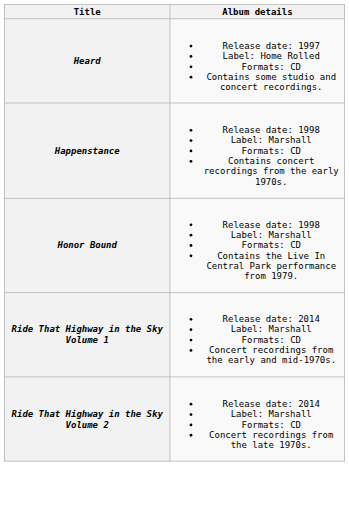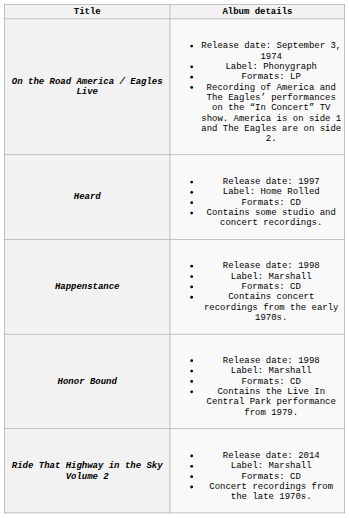+ row: (87, 87)
- row: (87, 335)
